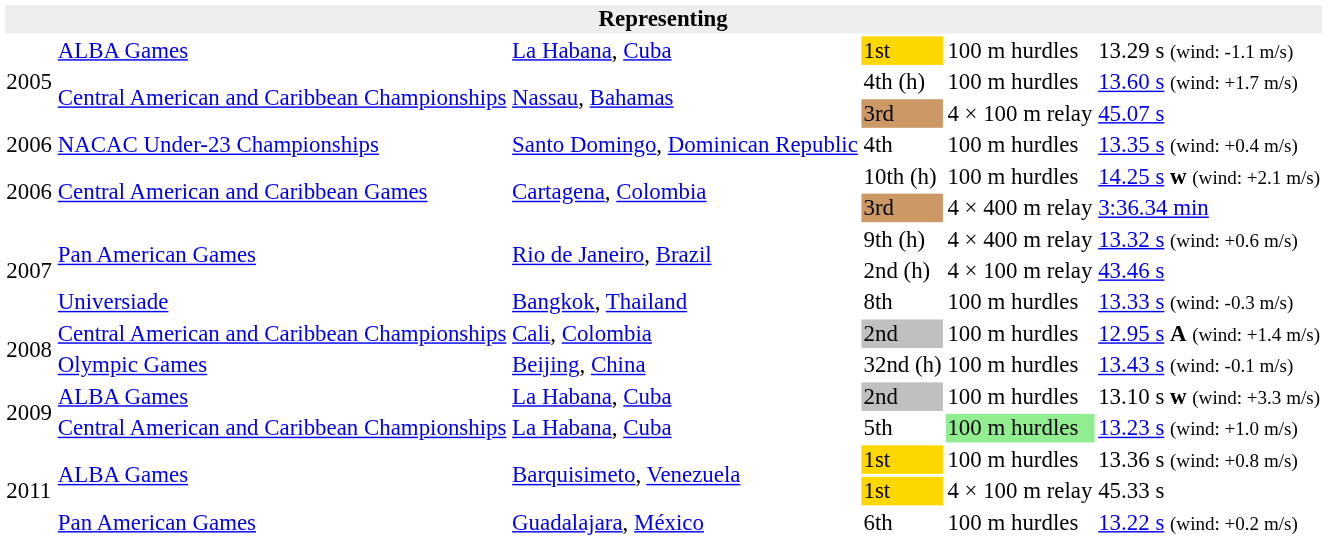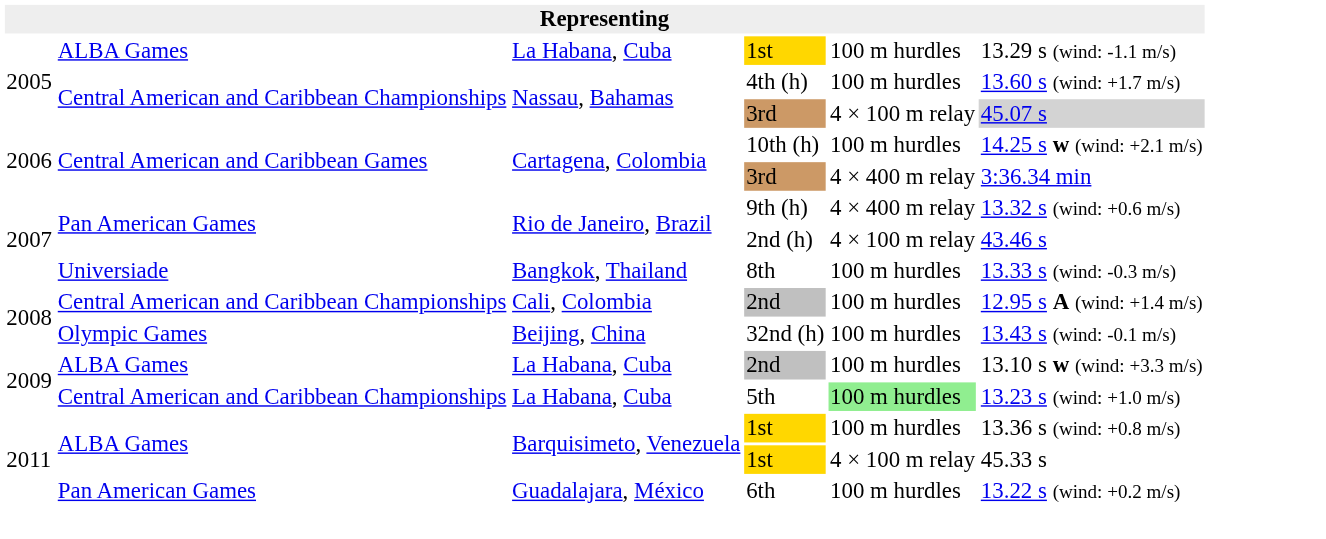(1131, 113) no background -> (1014, 113) lightgrey background
- row: (685, 144)
